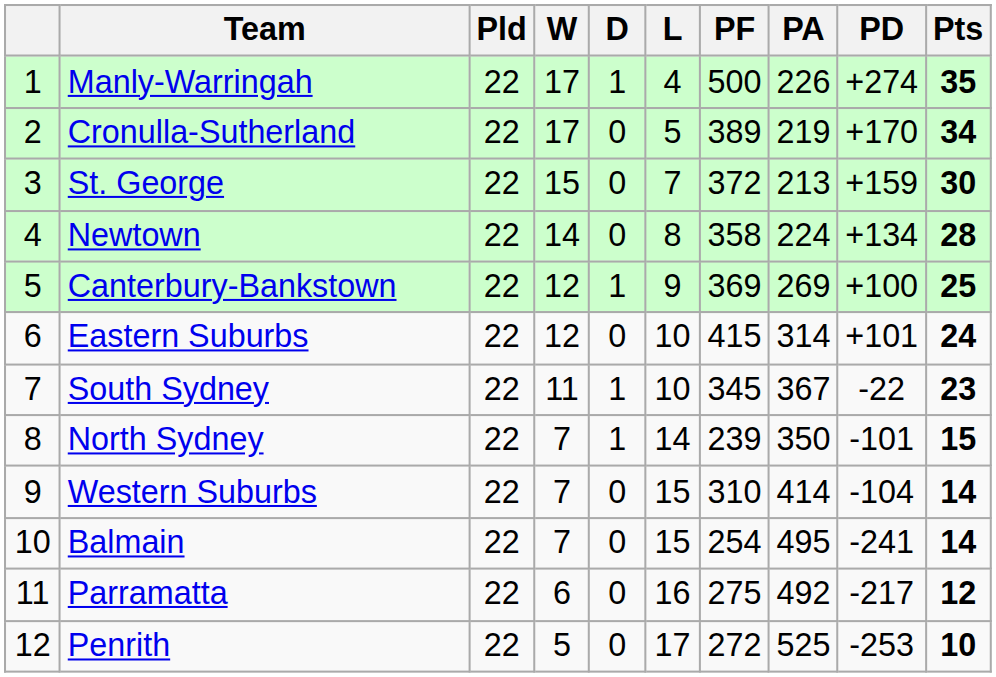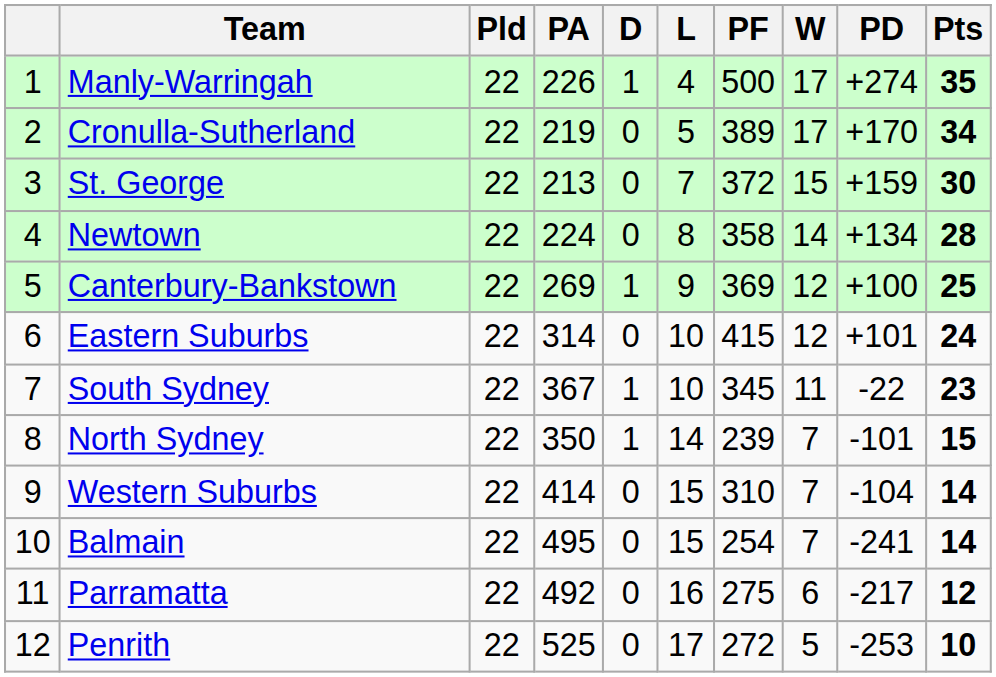columns swapped: (562, 30) <-> (803, 30)
